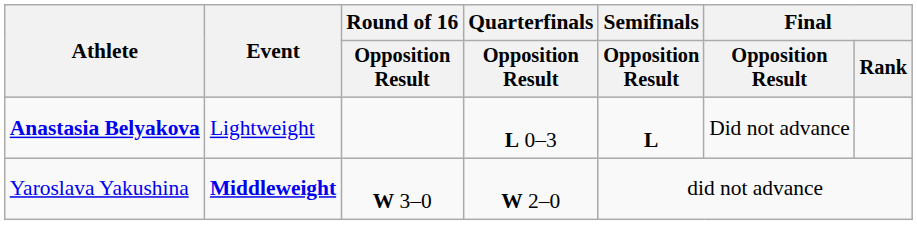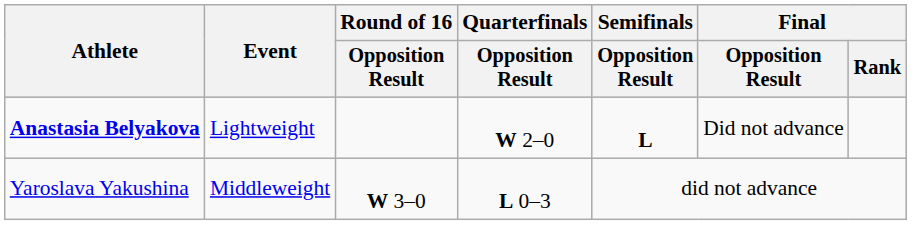(531, 140) L 0–3 -> (525, 140) W 2–0
(273, 188) bold -> (270, 188) normal
(531, 201) W 2–0 -> (525, 201) L 0–3
